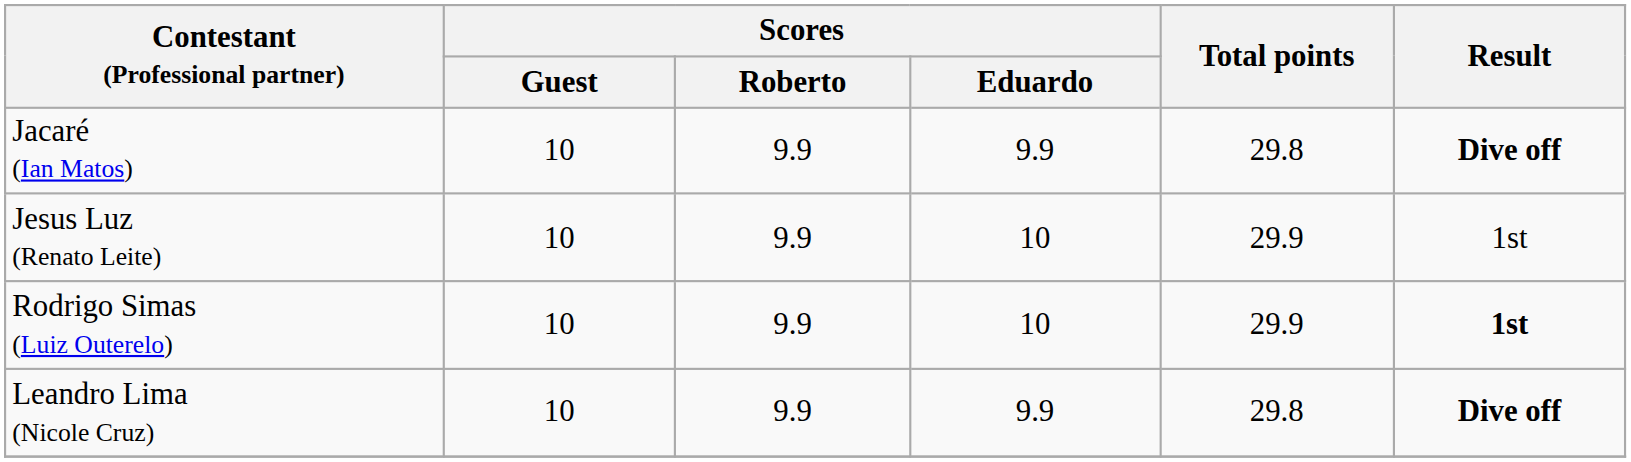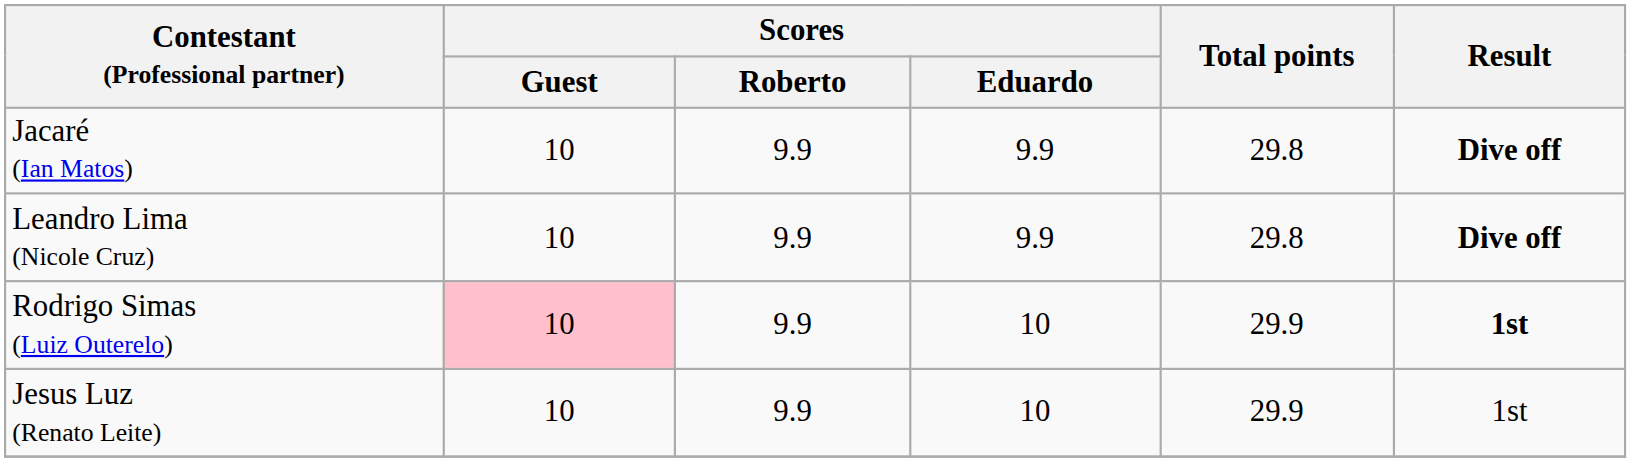rows swapped: (87, 237) <-> (100, 411)
(559, 324) no background -> (559, 324) pink background
